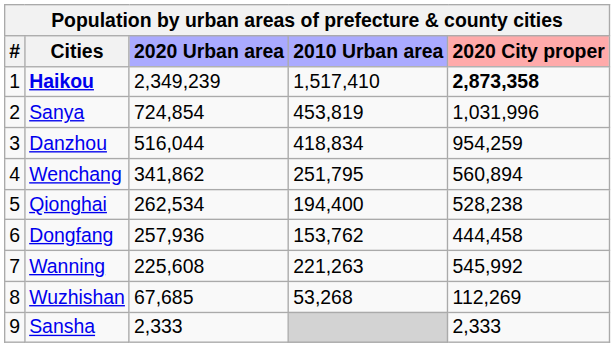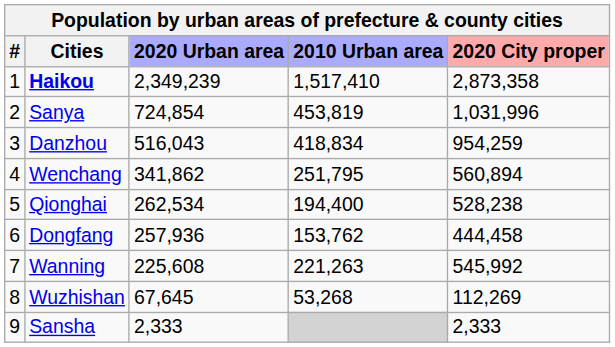(496, 82) bold -> (496, 82) normal
(169, 143) 516,044 -> (169, 143) 516,043
(164, 297) 67,685 -> (164, 297) 67,645
